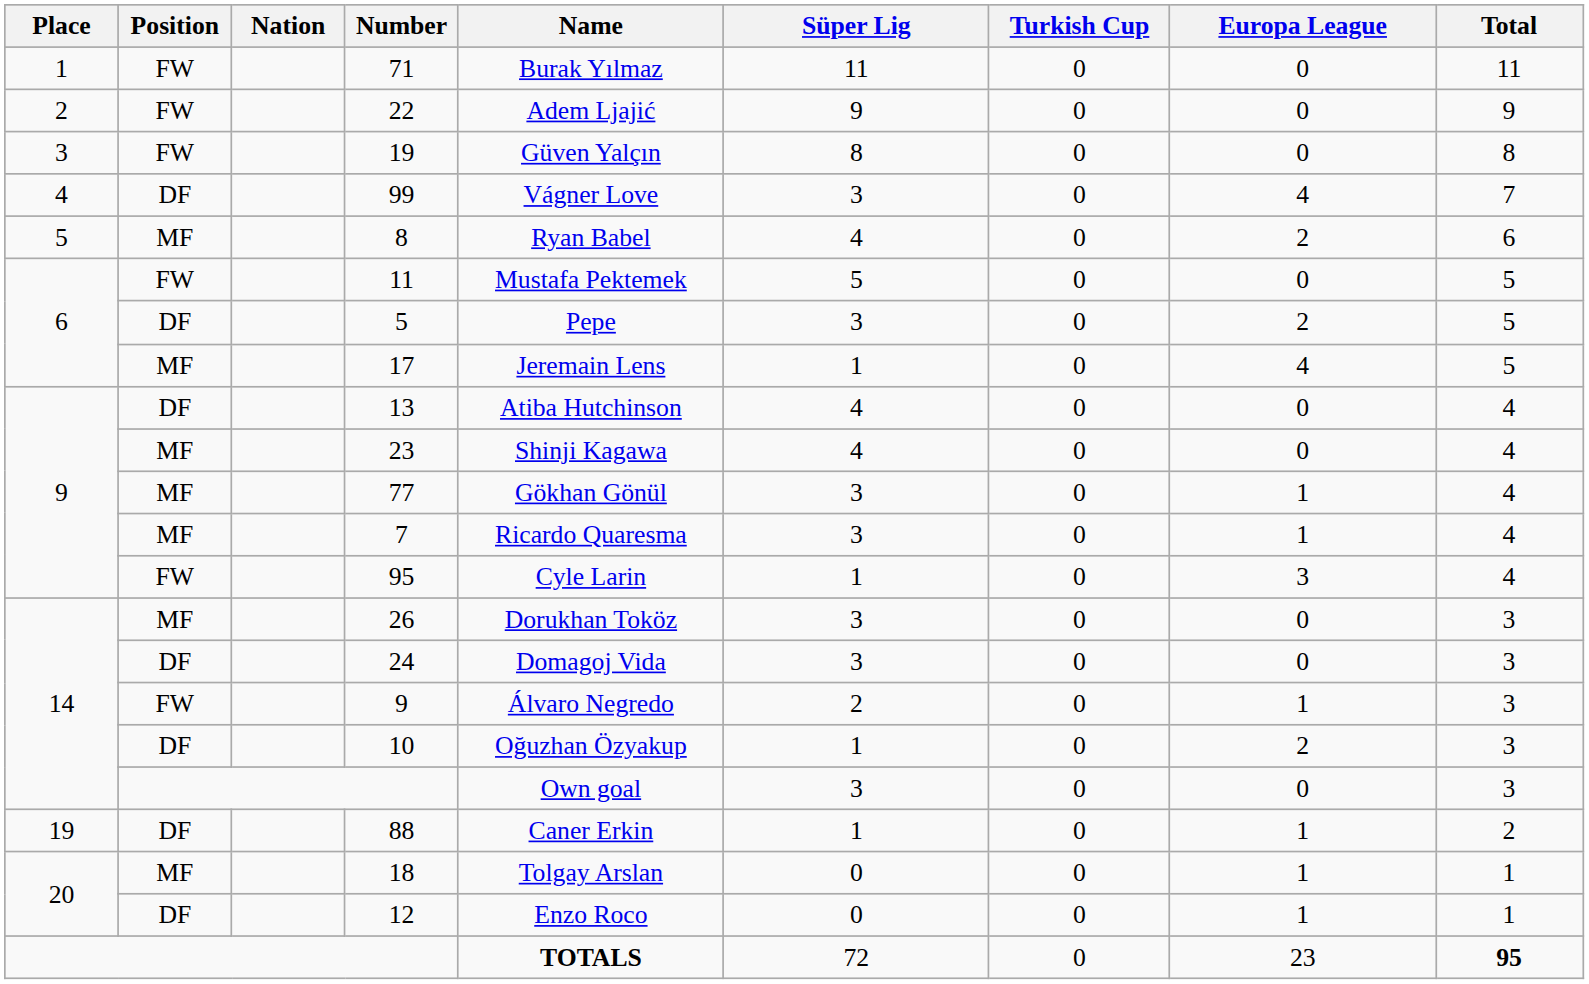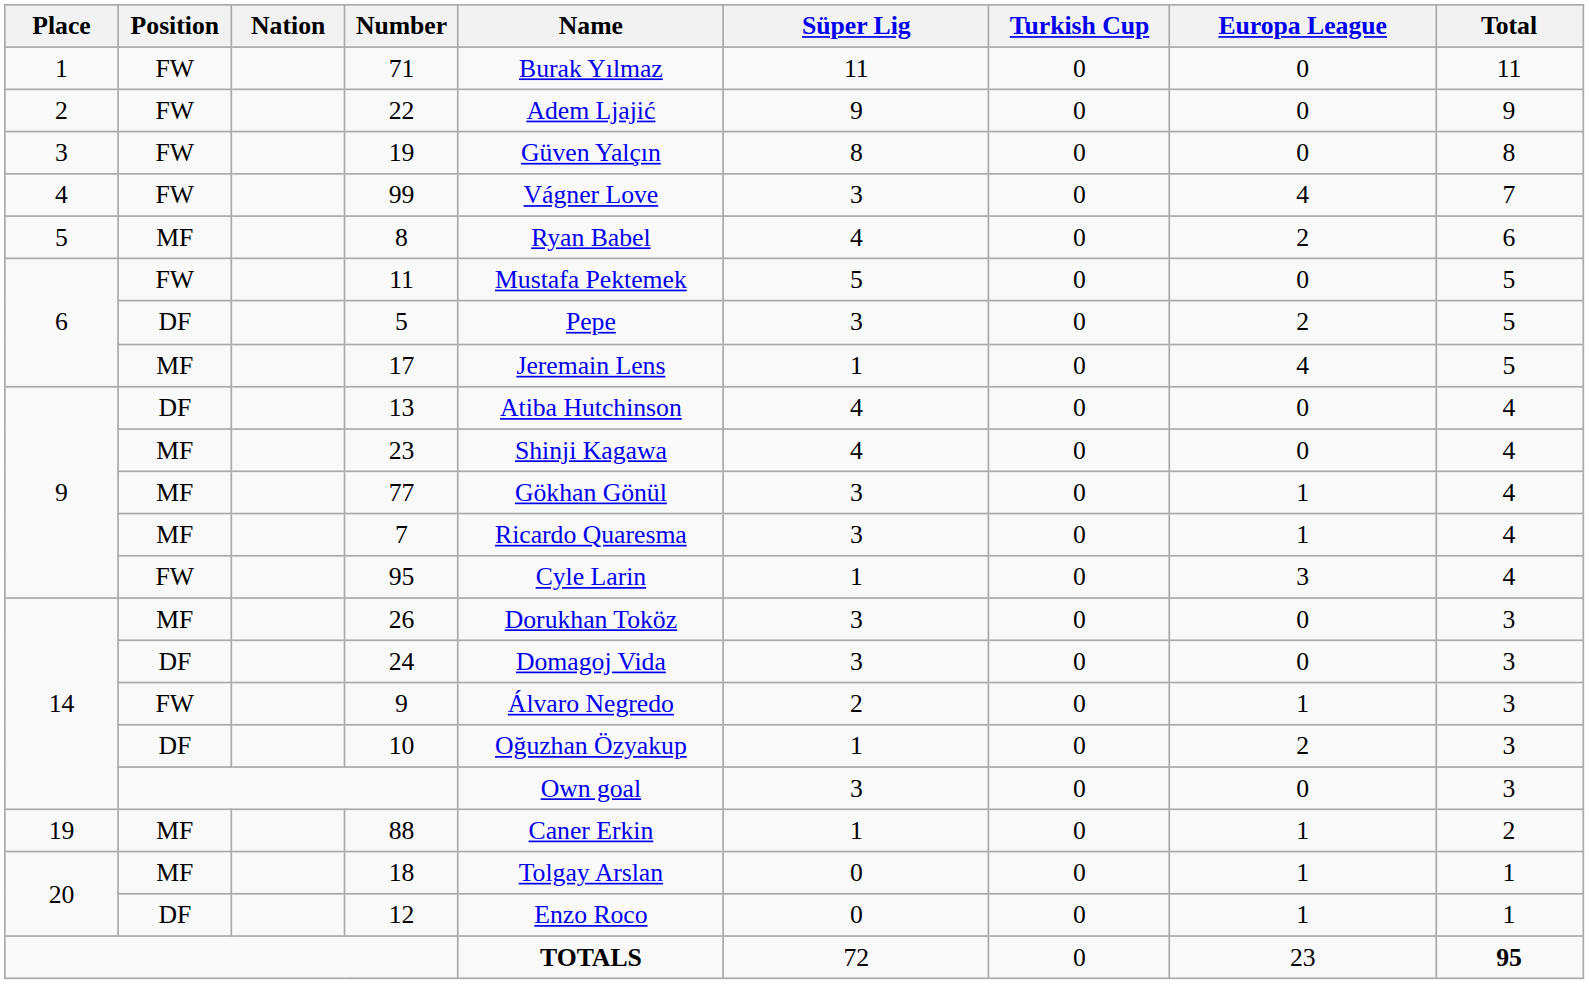(175, 195) DF -> (175, 195) FW
(175, 830) DF -> (175, 830) MF
